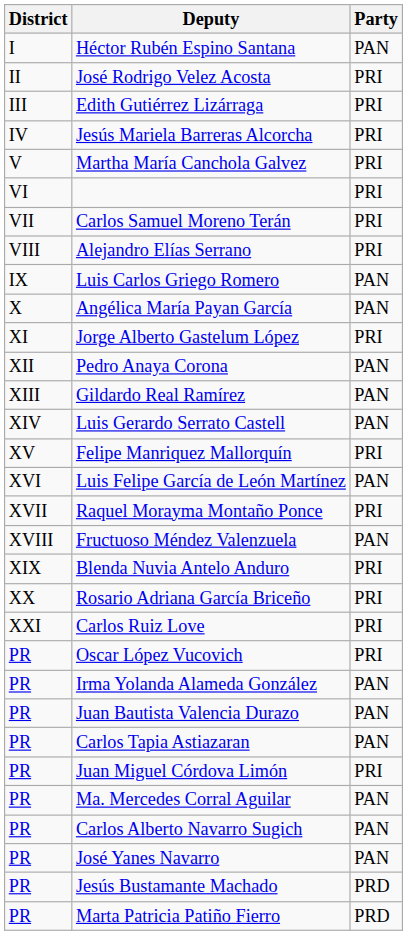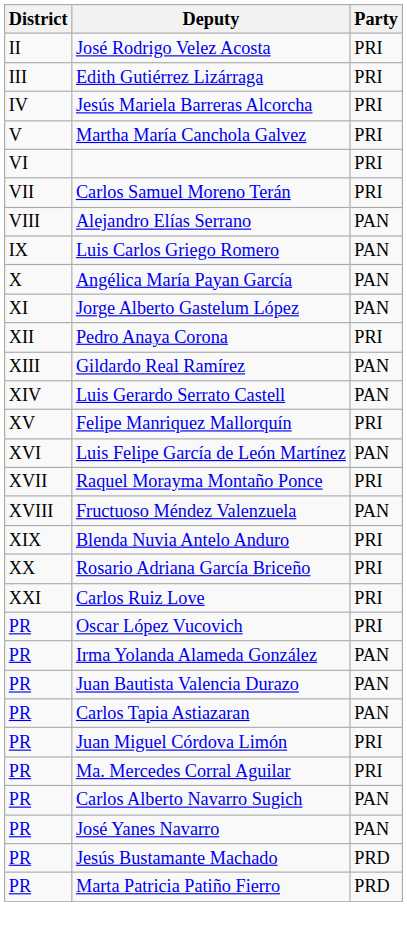- row: (186, 47)
(368, 250) PRI -> (372, 221) PAN
(368, 337) PRI -> (372, 308) PAN
(372, 366) PAN -> (368, 337) PRI
(372, 800) PAN -> (368, 771) PRI
